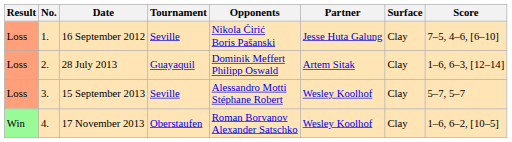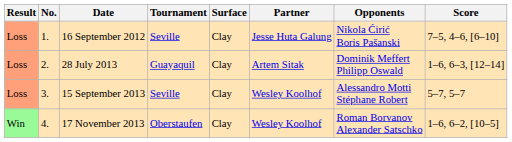columns swapped: (405, 13) <-> (255, 13)
